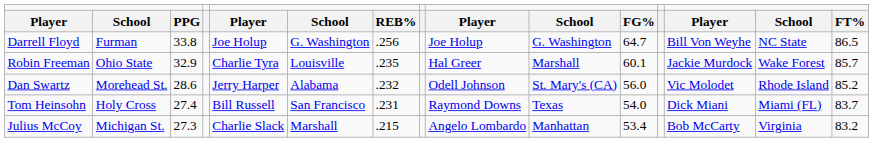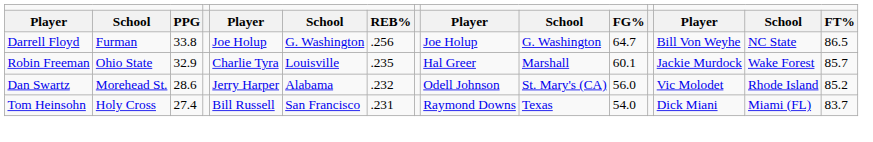- row: (45, 126)
